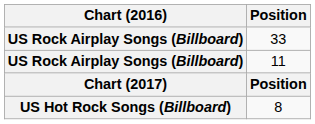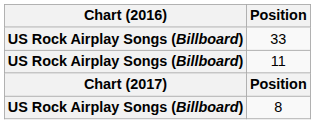(126, 107) US Hot Rock Songs (Billboard) -> (126, 107) US Rock Airplay Songs (Billboard)
